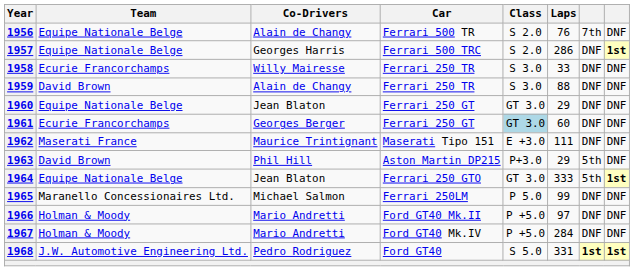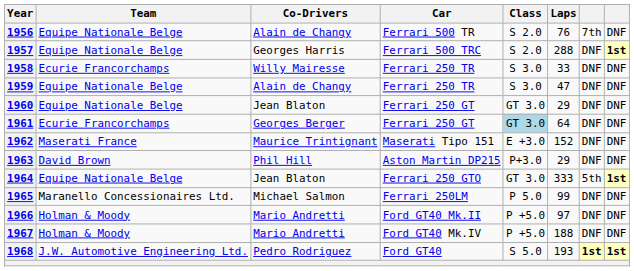(564, 50) 286 -> (564, 50) 288
(75, 86) David Brown -> (111, 86) Equipe Nationale Belge
(564, 86) 88 -> (564, 86) 47
(564, 123) 60 -> (564, 123) 64
(564, 141) 111 -> (564, 141) 152
(592, 160) 5th -> (592, 160) DNF
(564, 233) 284 -> (564, 233) 188
(564, 251) 331 -> (564, 251) 193
